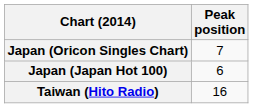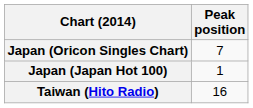(220, 71) 6 -> (220, 71) 1
